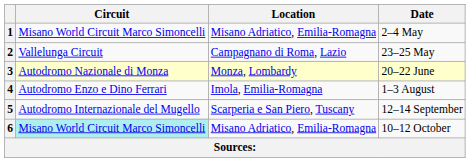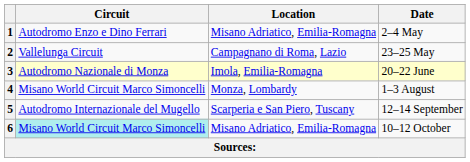(112, 32) Misano World Circuit Marco Simoncelli -> (93, 32) Autodromo Enzo e Dino Ferrari
(254, 70) Monza, Lombardy -> (267, 70) Imola, Emilia-Romagna
(93, 89) Autodromo Enzo e Dino Ferrari -> (112, 89) Misano World Circuit Marco Simoncelli
(267, 89) Imola, Emilia-Romagna -> (254, 89) Monza, Lombardy
